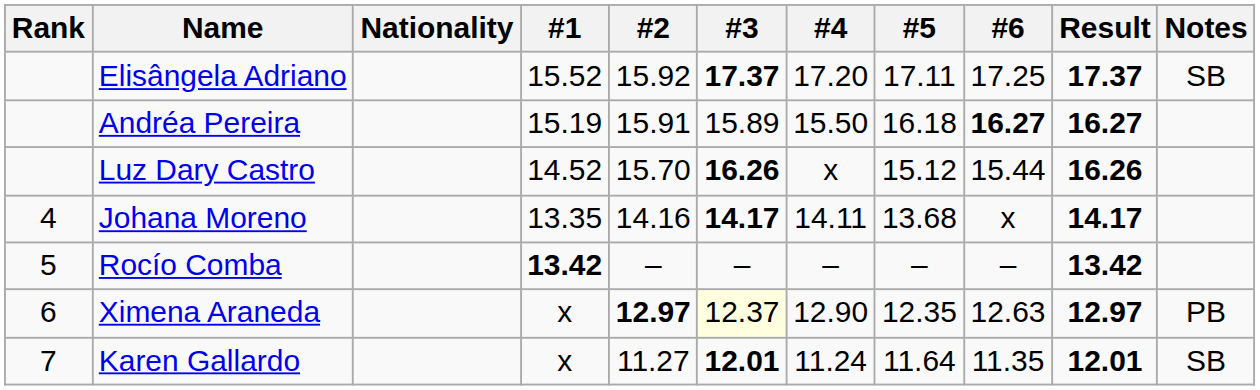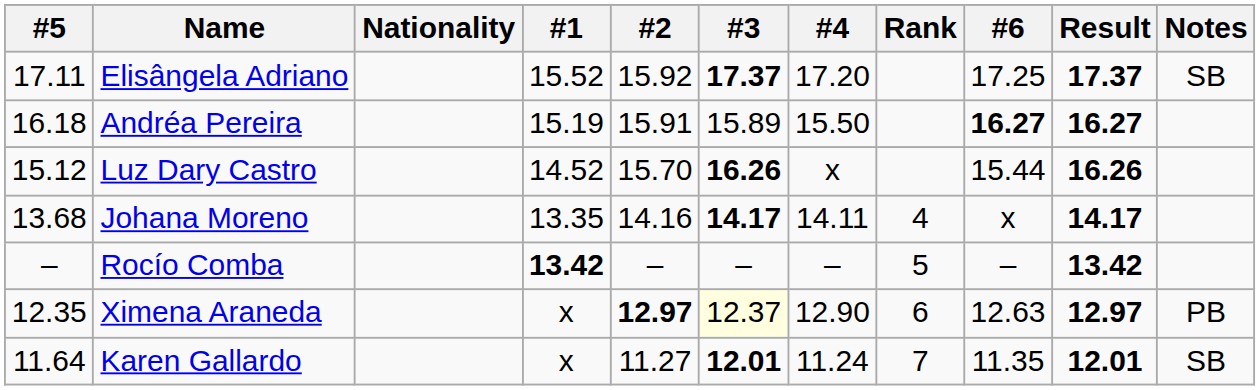columns swapped: (48, 28) <-> (919, 28)
